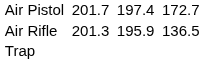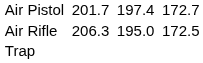(90, 30) 201.3 -> (90, 30) 206.3
(136, 30) 195.9 -> (136, 30) 195.0
(181, 30) 136.5 -> (181, 30) 172.5
